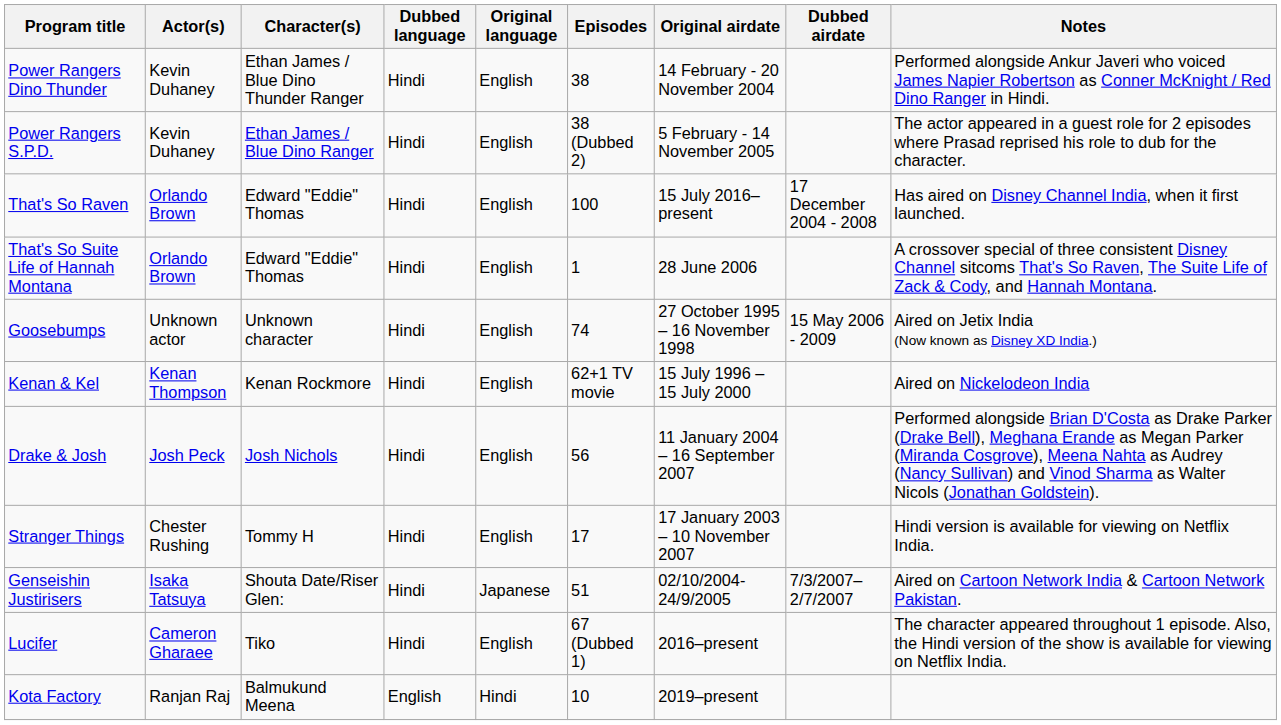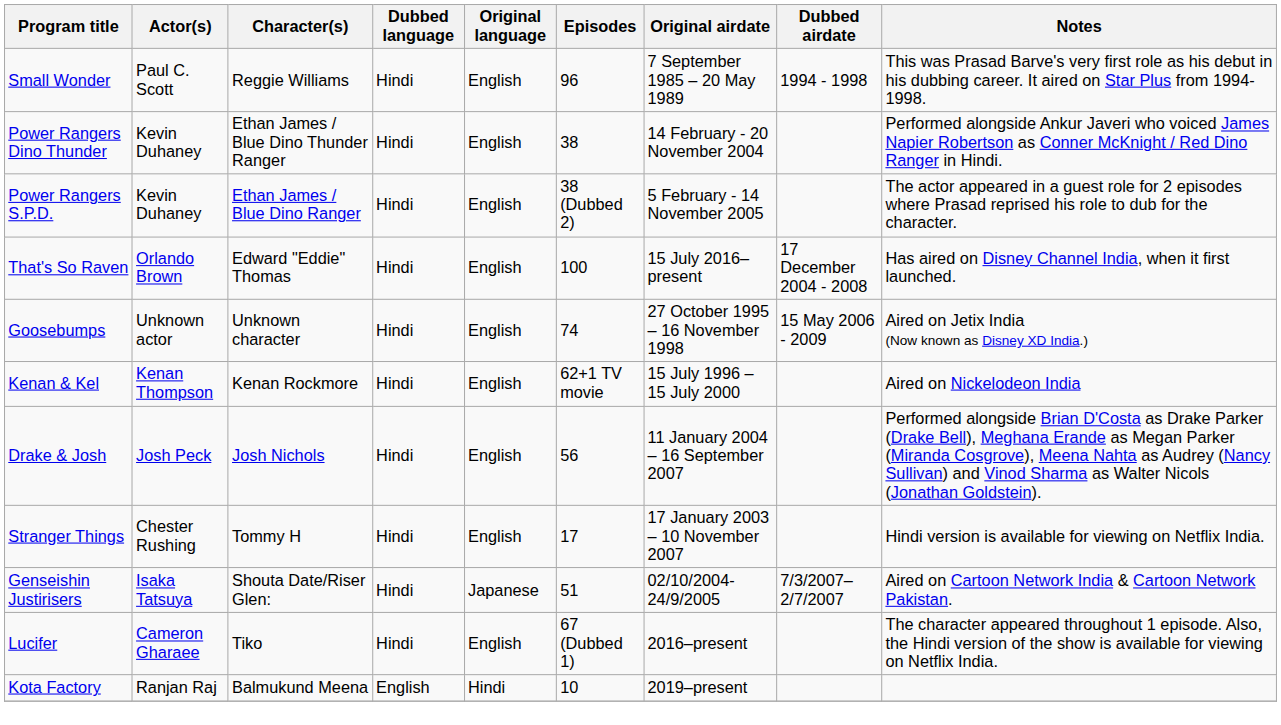+ row: (59, 80)
- row: (63, 267)
